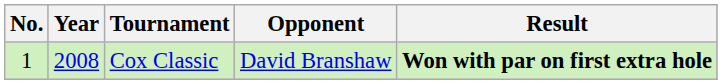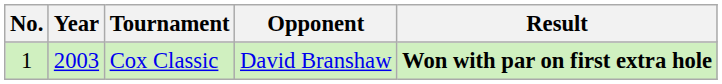(76, 60) 2008 -> (76, 60) 2003
